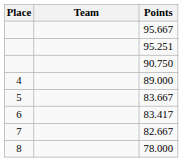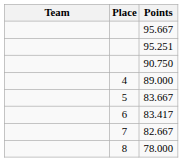columns swapped: (19, 13) <-> (86, 13)
